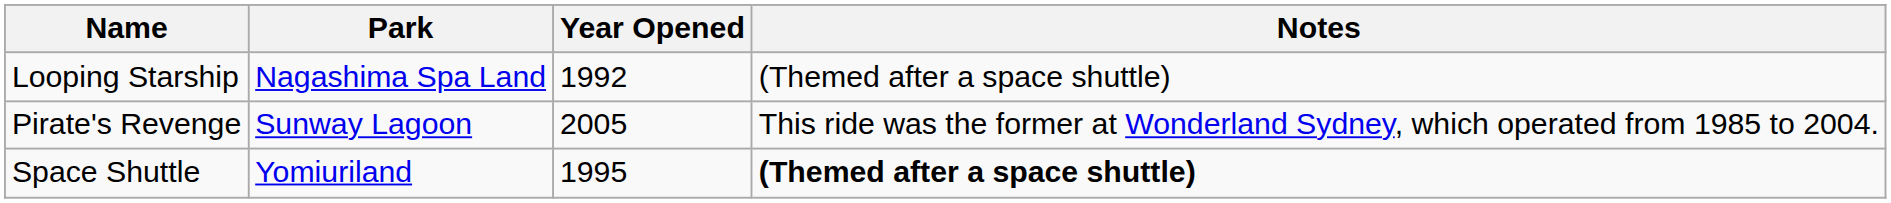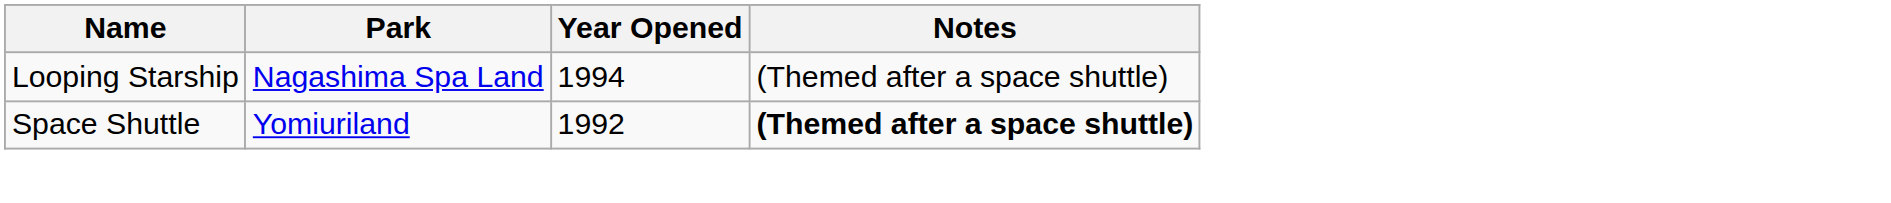(594, 76) 1992 -> (591, 76) 1994
- row: (127, 124)
(594, 172) 1995 -> (591, 124) 1992
